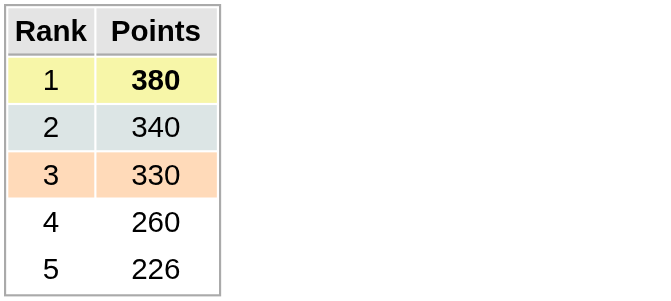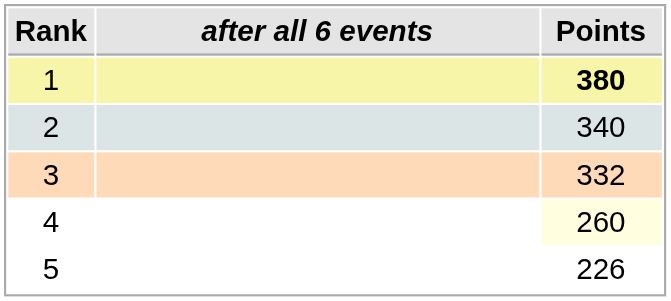+ column: (317, 31)
(156, 175) 330 -> (601, 175) 332
(156, 222) no background -> (601, 222) lightyellow background
